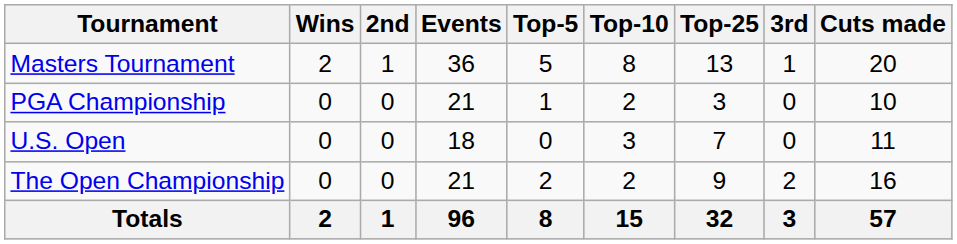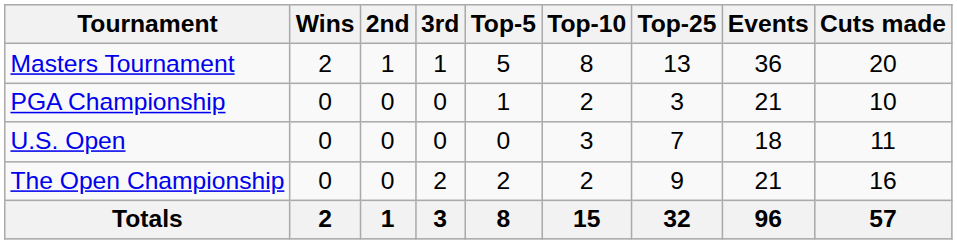columns swapped: (789, 24) <-> (461, 24)
